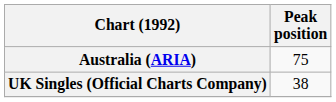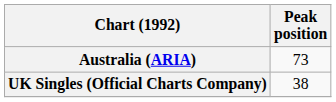(301, 59) 75 -> (301, 59) 73
